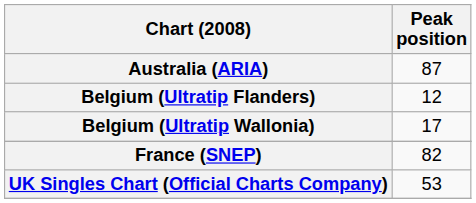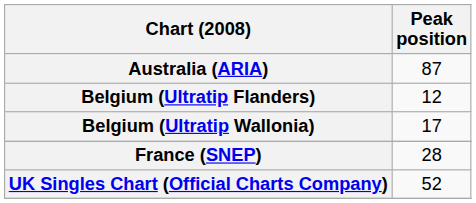(432, 155) 82 -> (432, 155) 28
(432, 184) 53 -> (432, 184) 52
